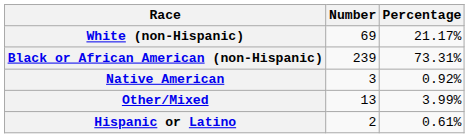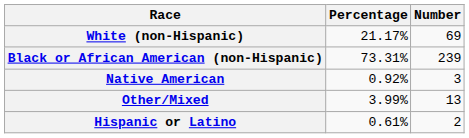columns swapped: (353, 15) <-> (422, 15)
